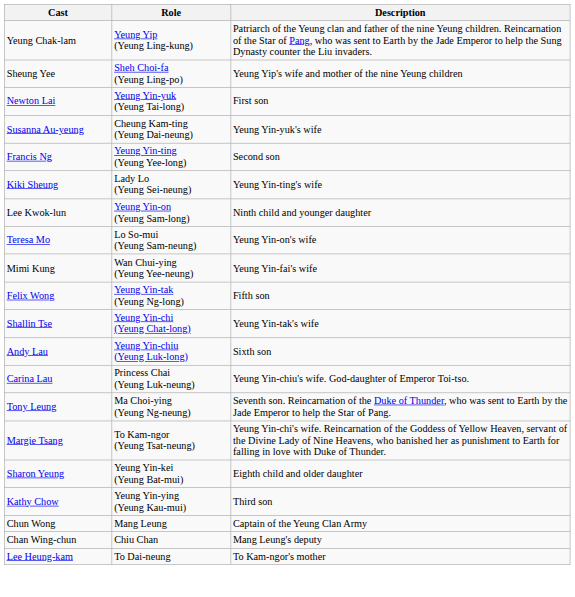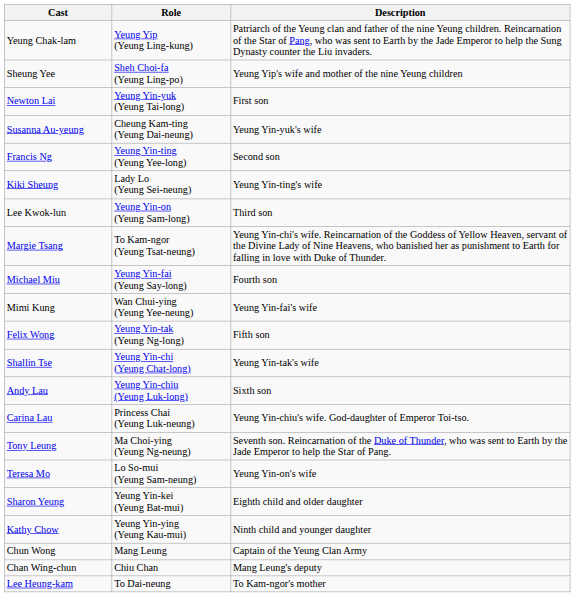(302, 212) Ninth child and younger daughter -> (253, 212) Third son
rows swapped: (28, 240) <-> (35, 440)
+ row: (33, 279)
(253, 501) Third son -> (302, 529) Ninth child and younger daughter
